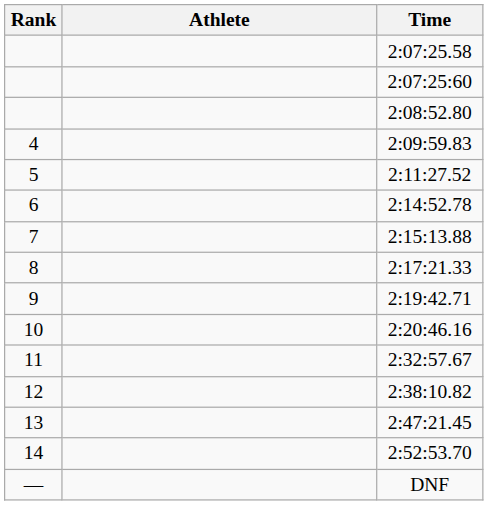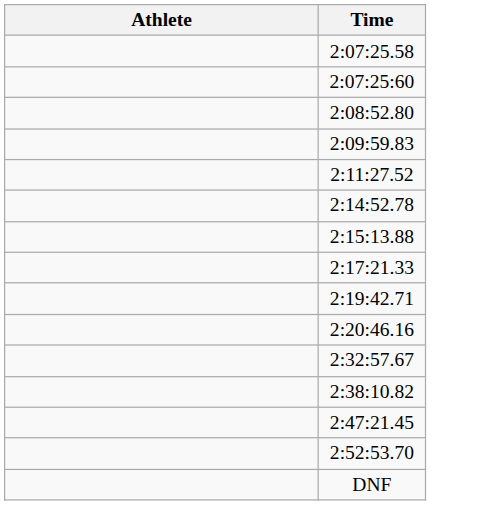- column: (33, 19)
